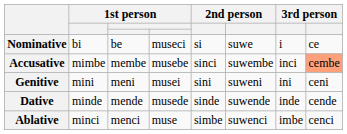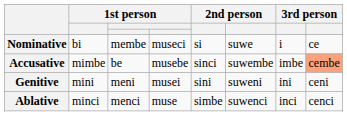(117, 44) be -> (129, 44) membe
(129, 63) membe -> (117, 63) be
(288, 63) inci -> (291, 63) imbe
- row: (37, 101)
(291, 120) imbe -> (288, 101) inci
